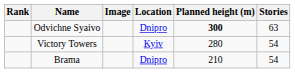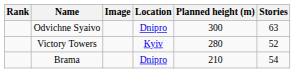(215, 28) bold -> (215, 28) normal
(273, 44) 54 -> (273, 44) 52
